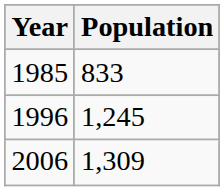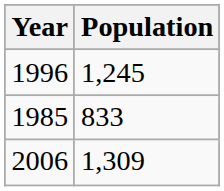rows swapped: (40, 71) <-> (40, 116)
